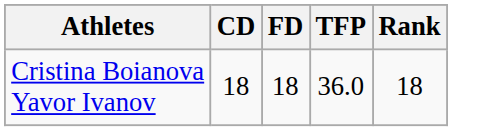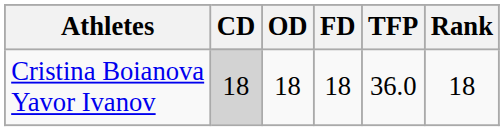+ column: (288, 26)
(236, 86) no background -> (236, 86) lightgrey background
